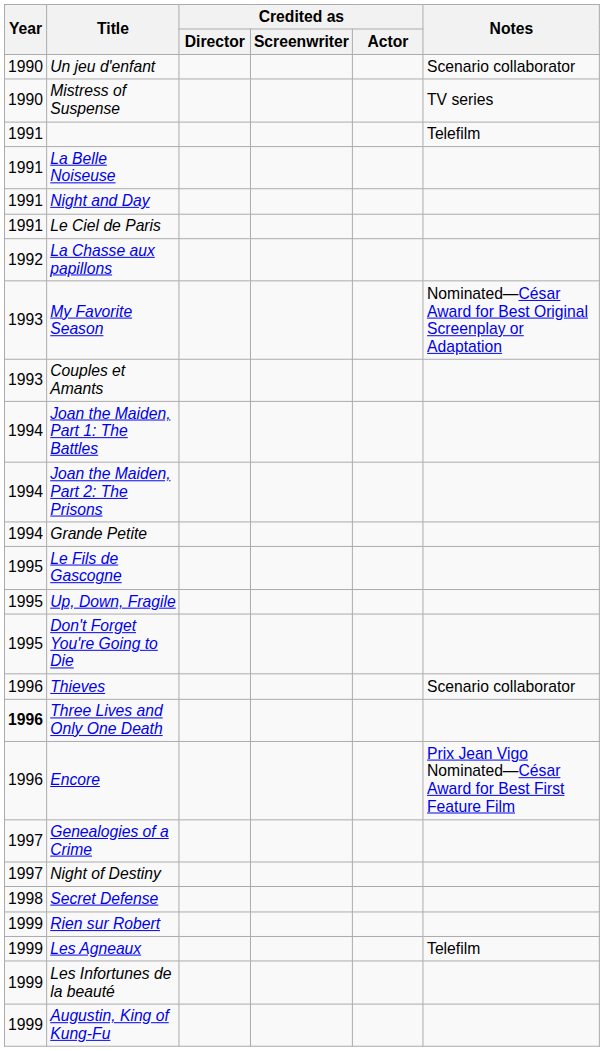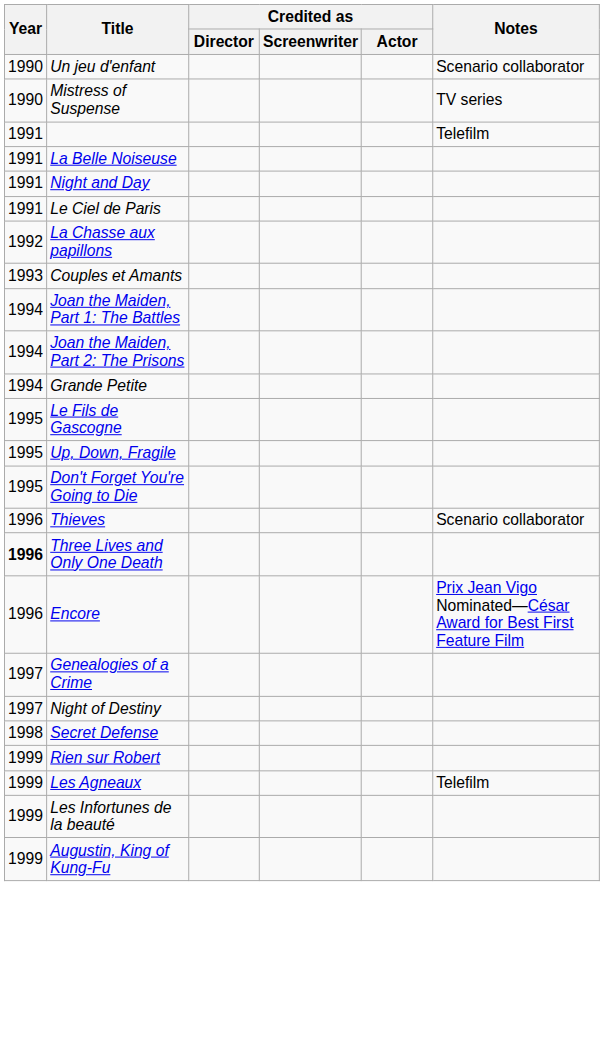- row: (91, 320)
